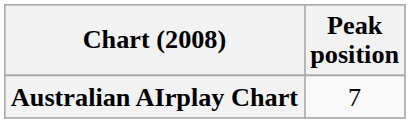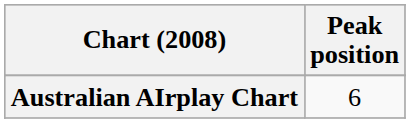(355, 96) 7 -> (355, 96) 6
